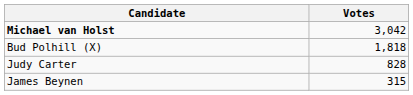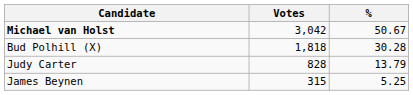+ column: (369, 13)
